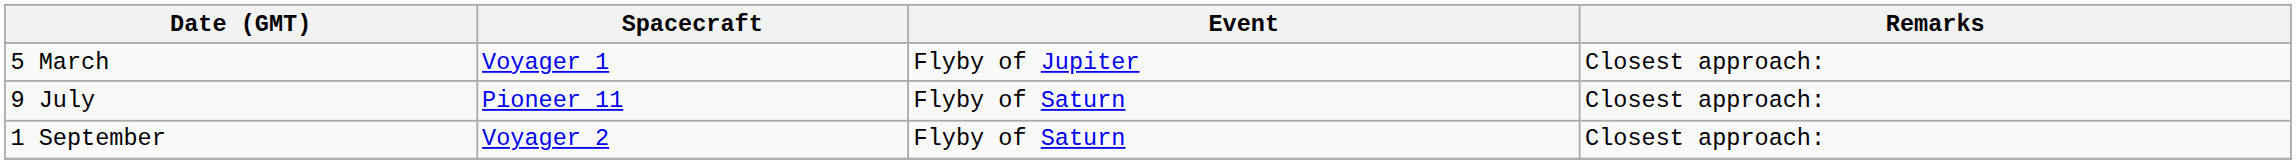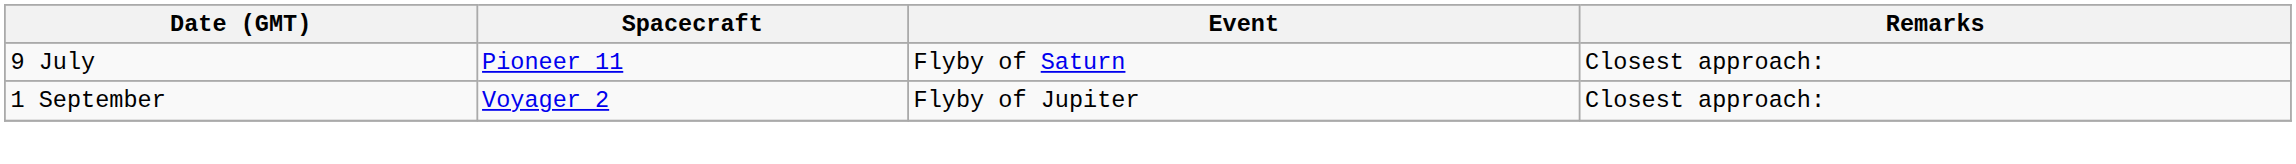- row: (60, 62)
(1020, 139) Flyby of Saturn -> (1027, 101) Flyby of Jupiter
